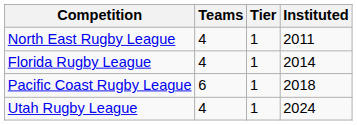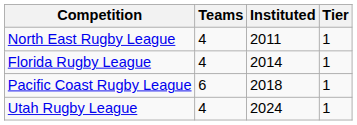columns swapped: (316, 16) <-> (263, 16)
